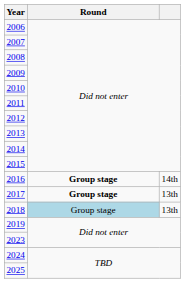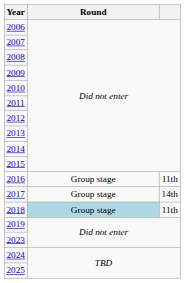(93, 179) bold -> (93, 179) normal
(170, 179) 14th -> (170, 179) 11th
(93, 194) bold -> (93, 194) normal
(170, 194) 13th -> (170, 194) 14th
(170, 210) 13th -> (170, 210) 11th
